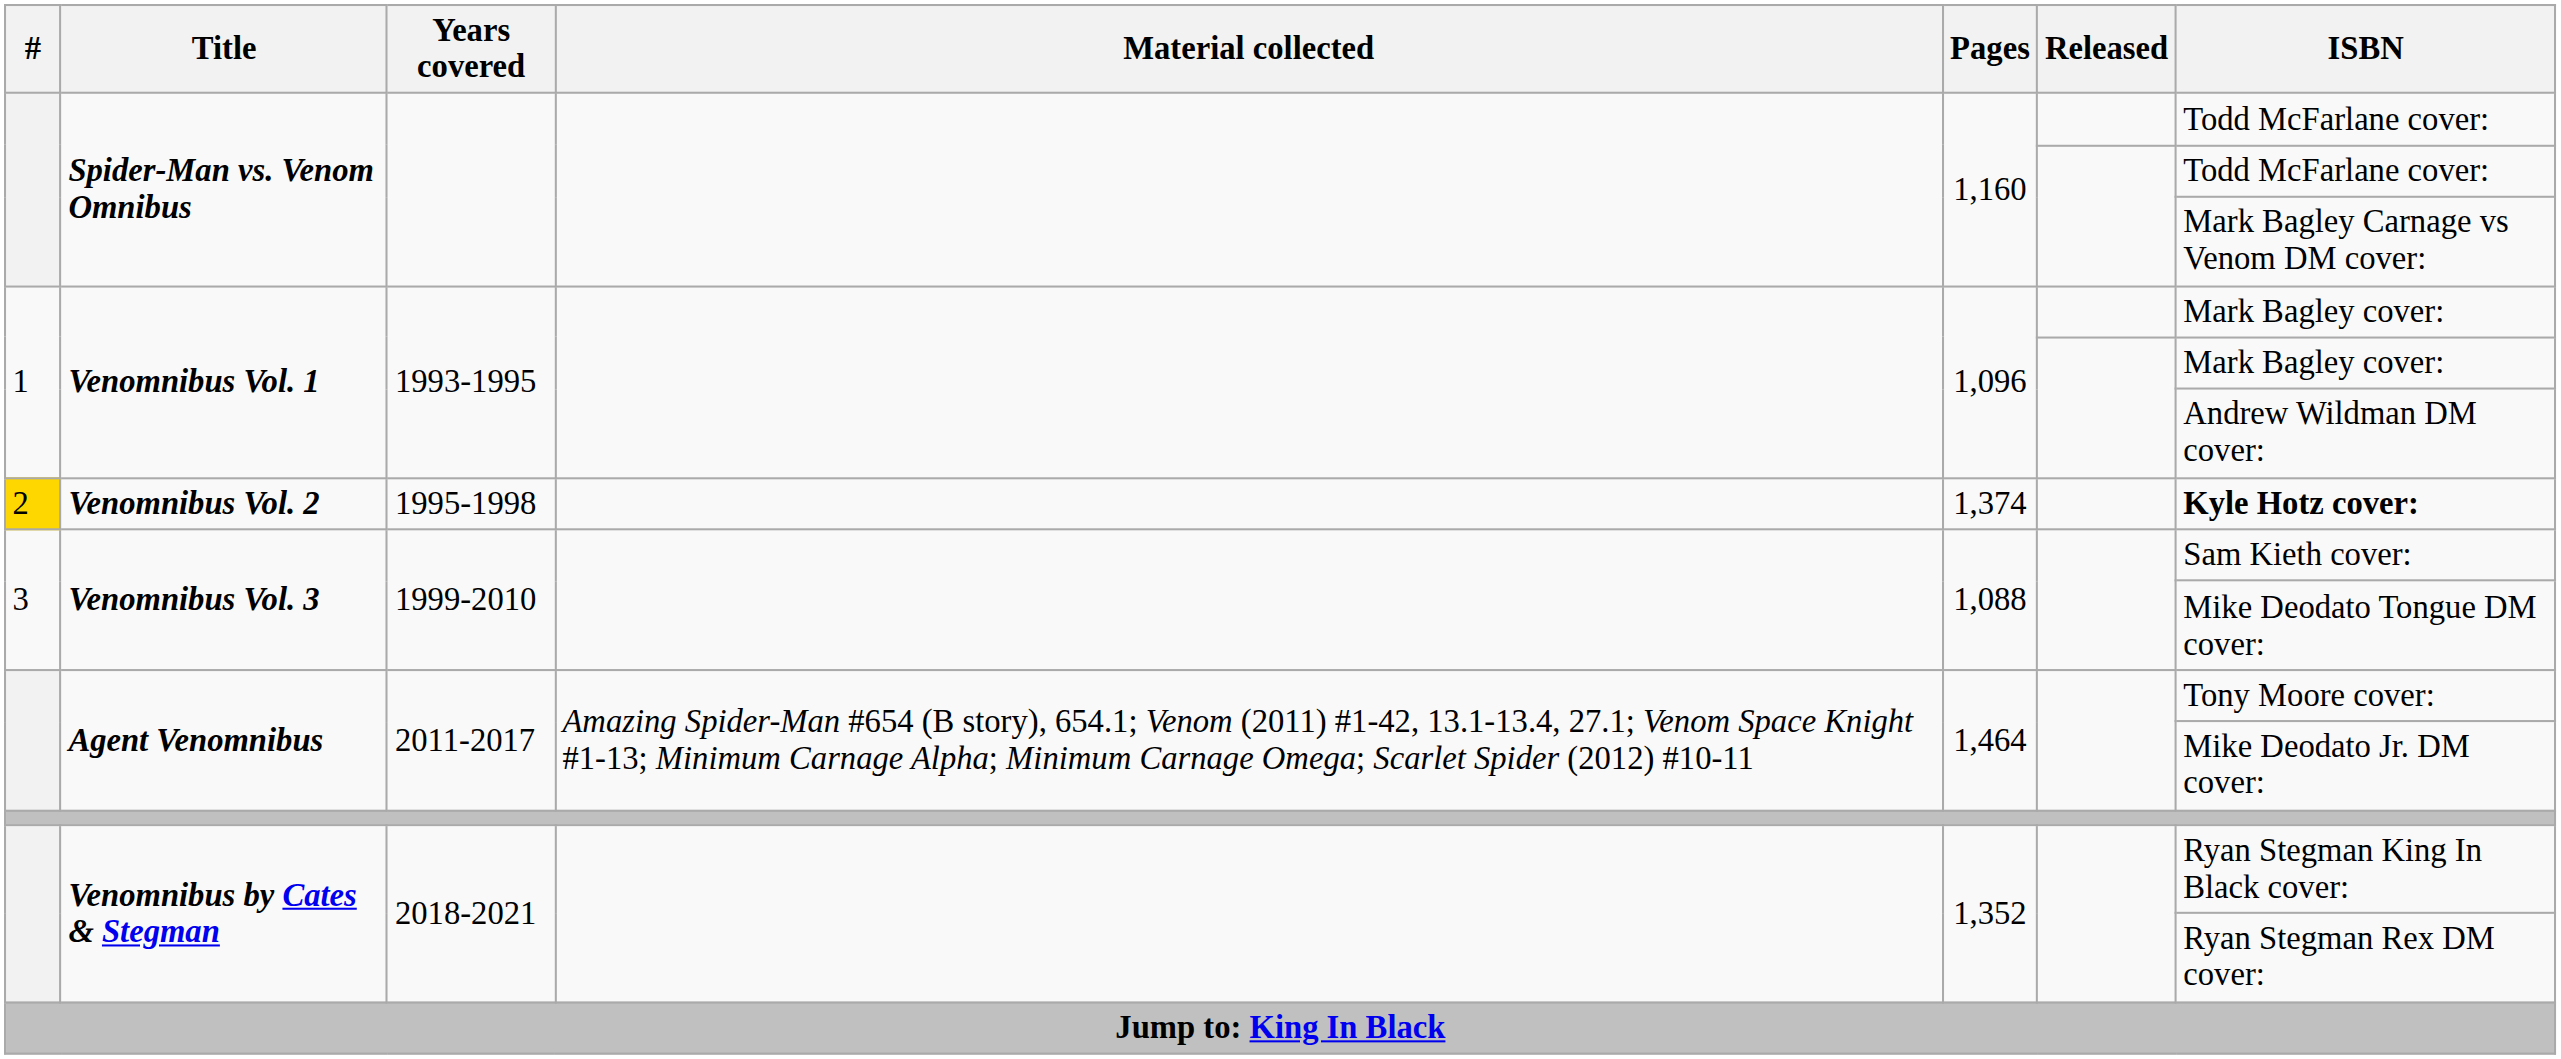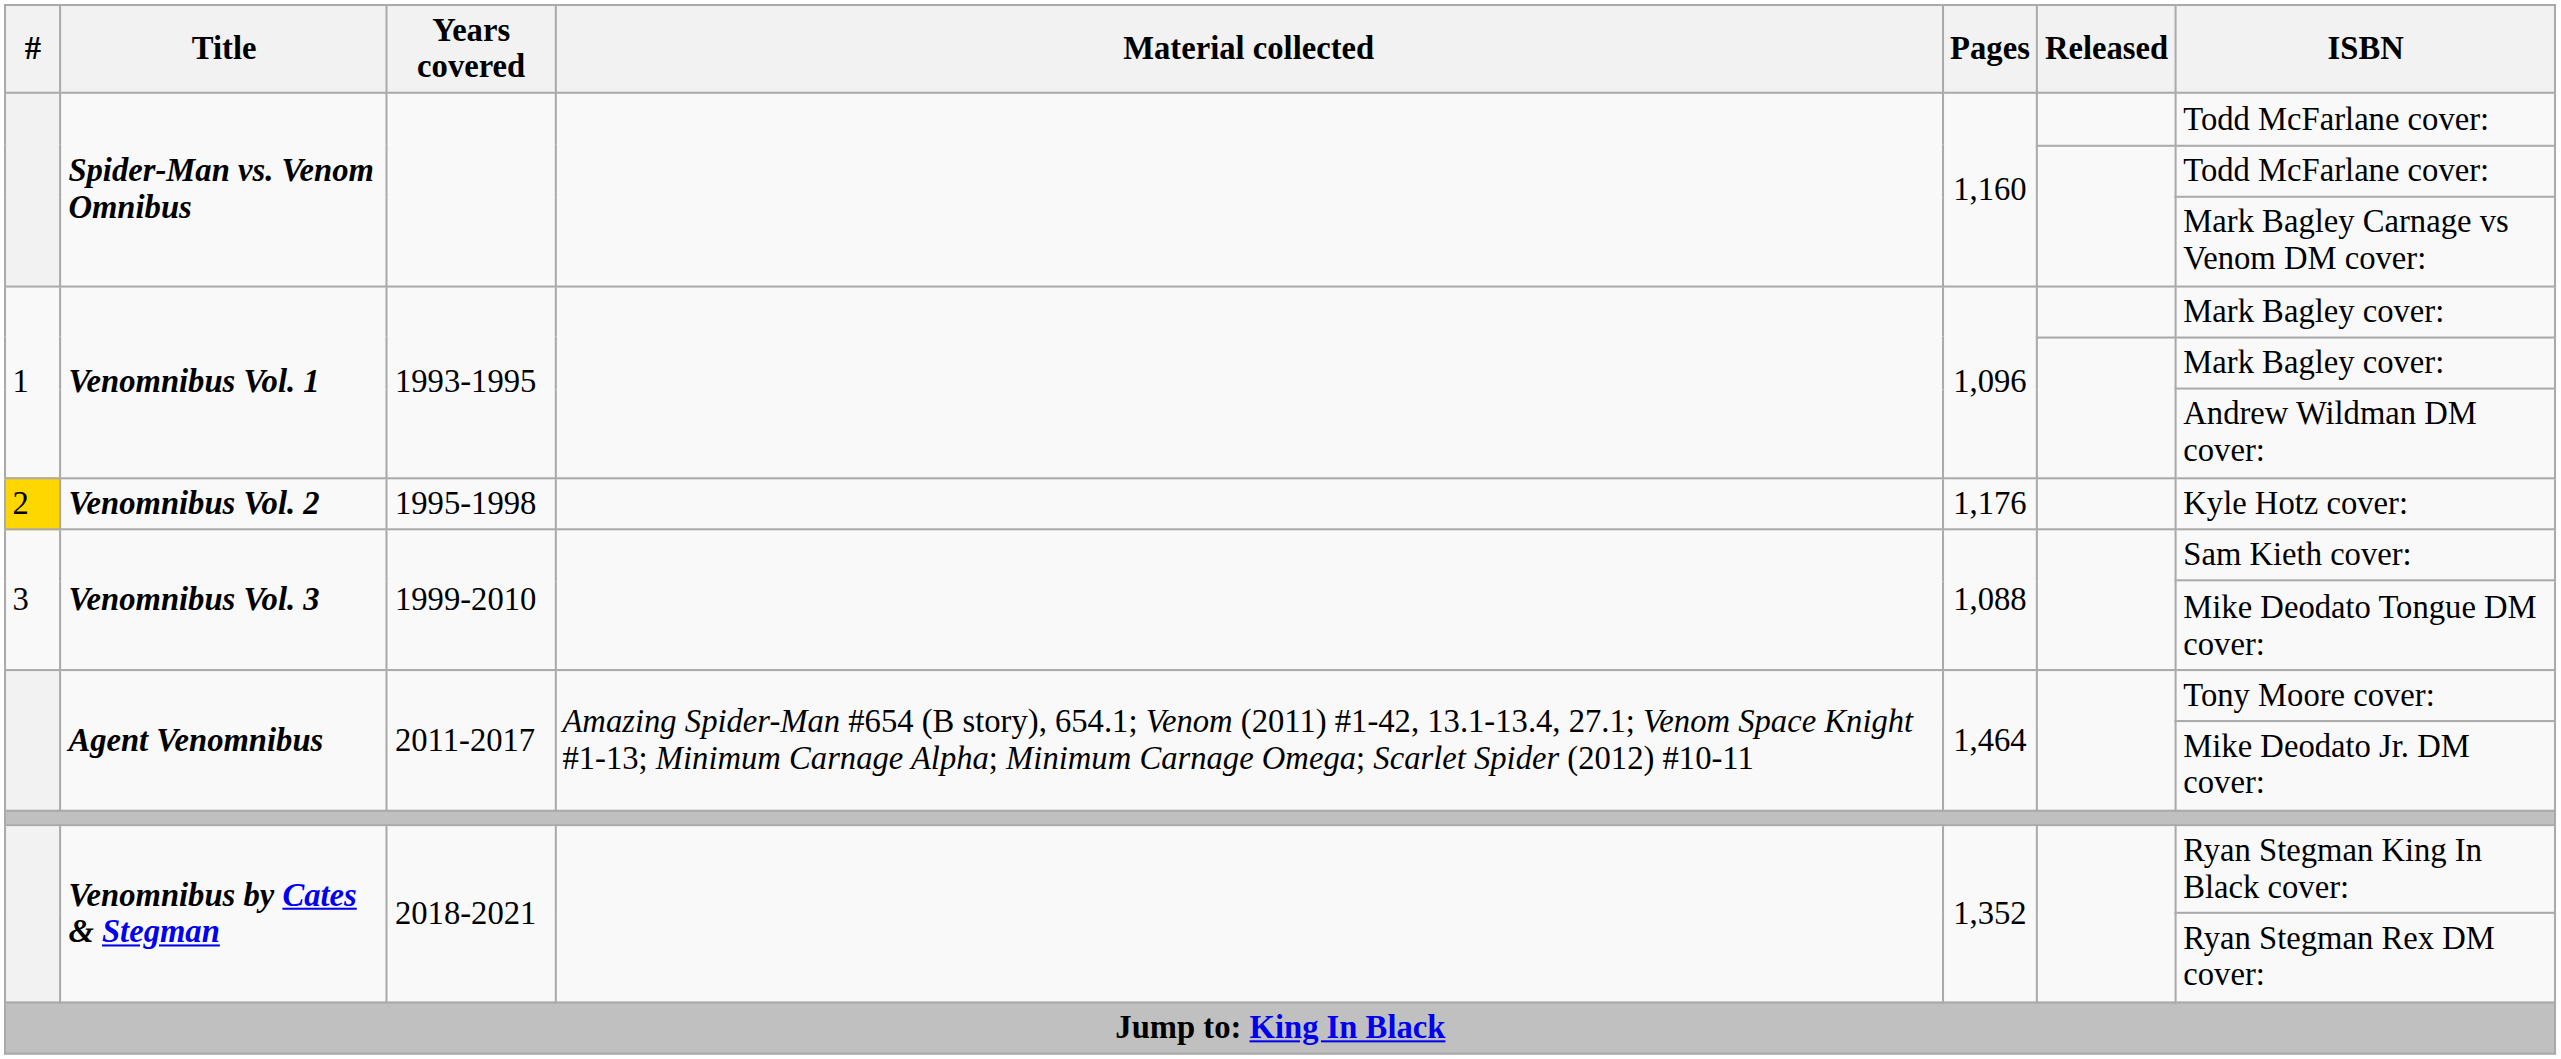(1990, 502) 1,374 -> (1990, 502) 1,176
(2301, 502) bold -> (2296, 502) normal
